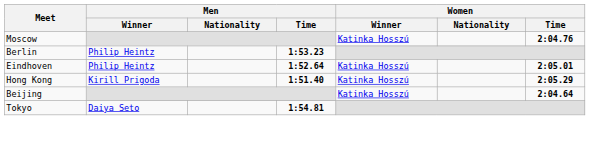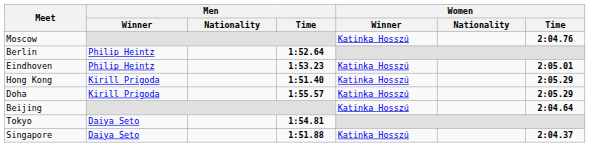(306, 53) 1:53.23 -> (306, 53) 1:52.64
(306, 66) 1:52.64 -> (306, 66) 1:53.23
+ row: (17, 94)
+ row: (29, 135)
